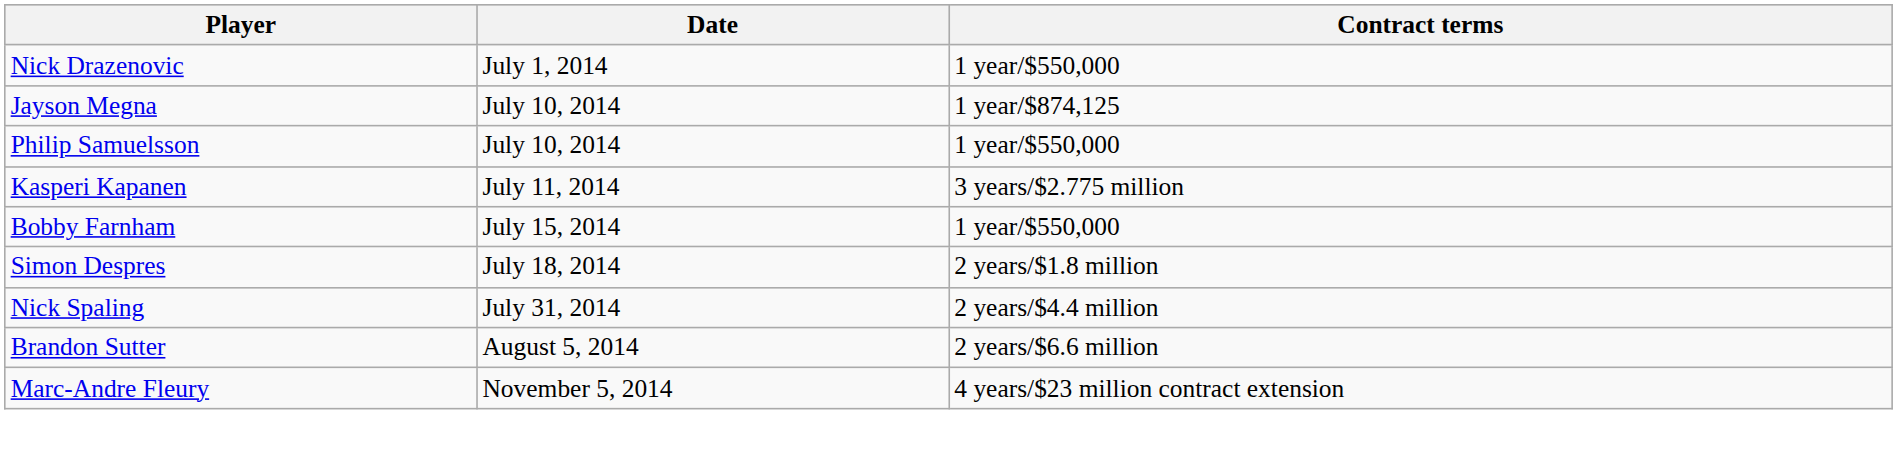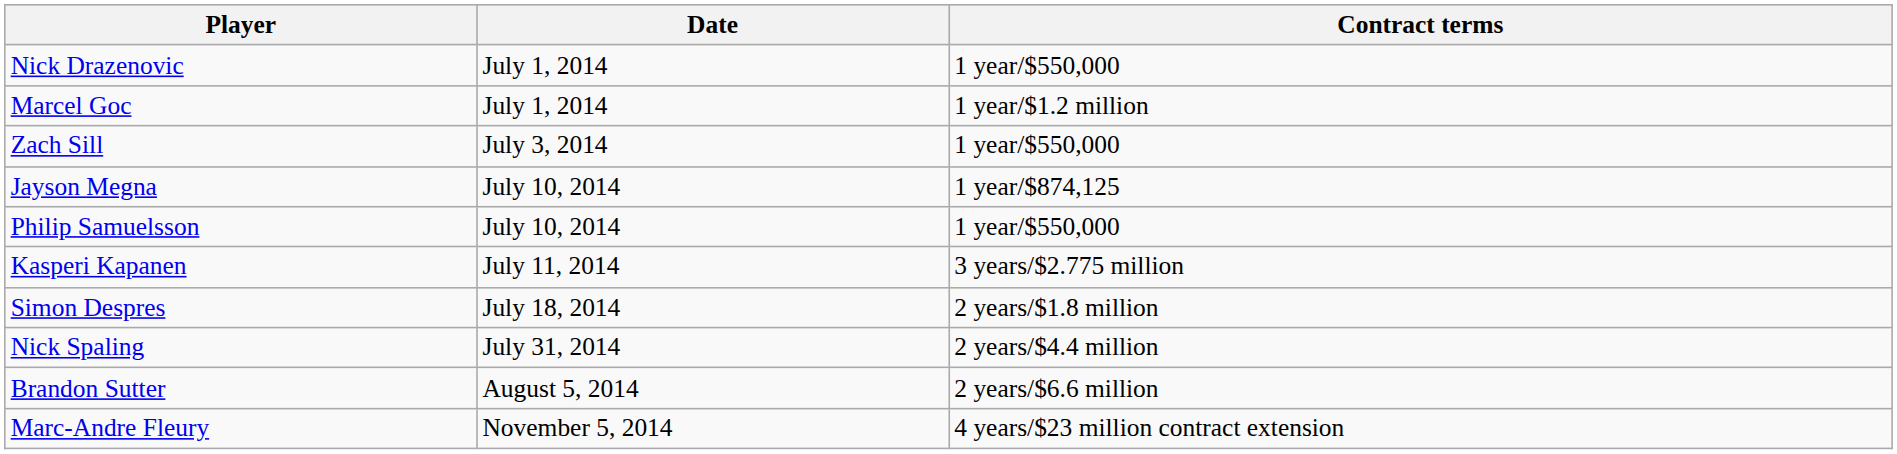+ row: (71, 105)
+ row: (57, 145)
- row: (93, 226)
